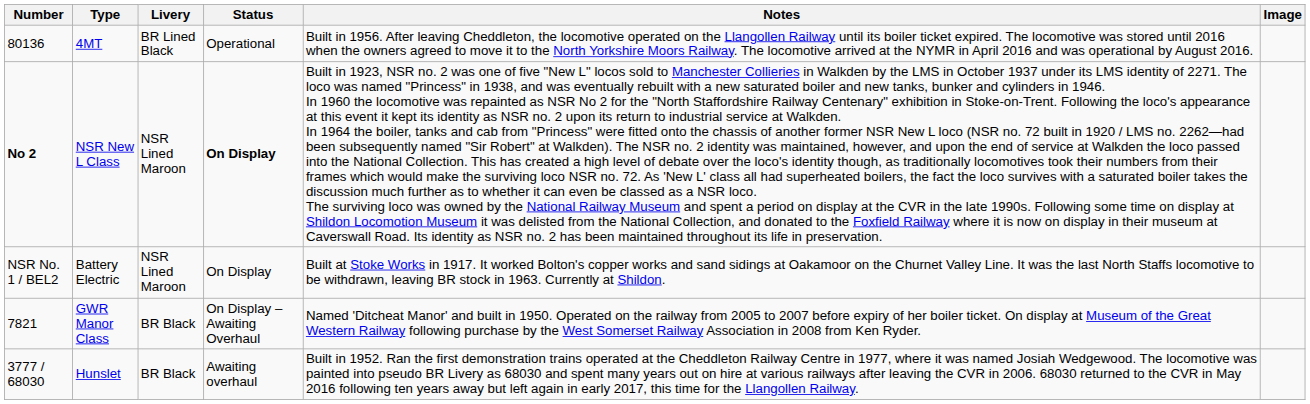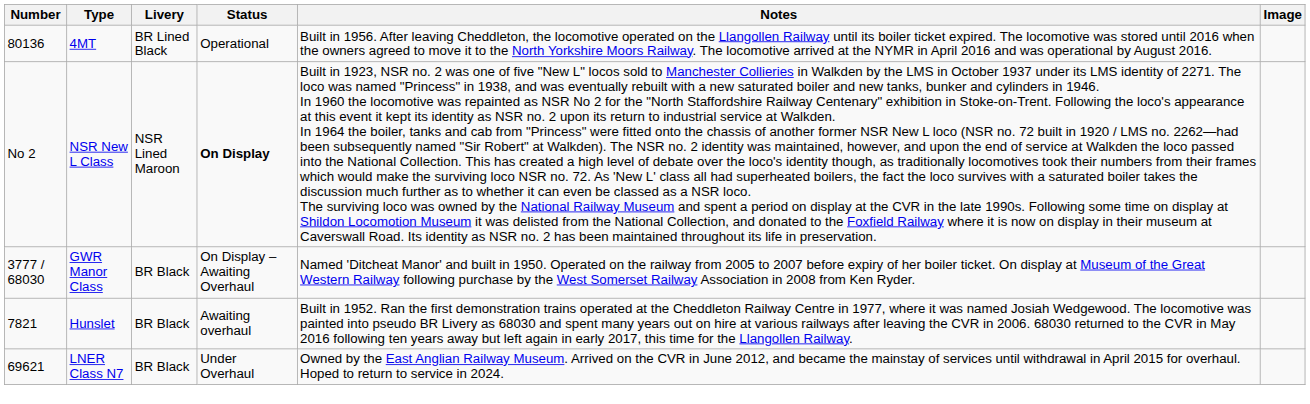(22, 154) bold -> (22, 154) normal
- row: (98, 272)
(22, 323) 7821 -> (26, 272) 3777 / 68030
(26, 374) 3777 / 68030 -> (22, 323) 7821
+ row: (97, 366)
